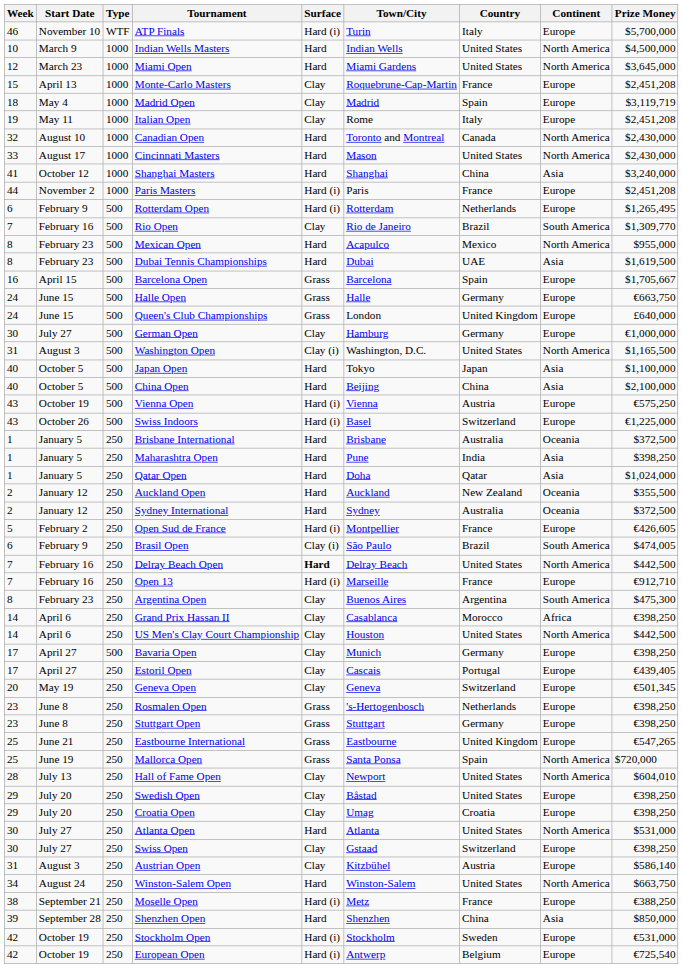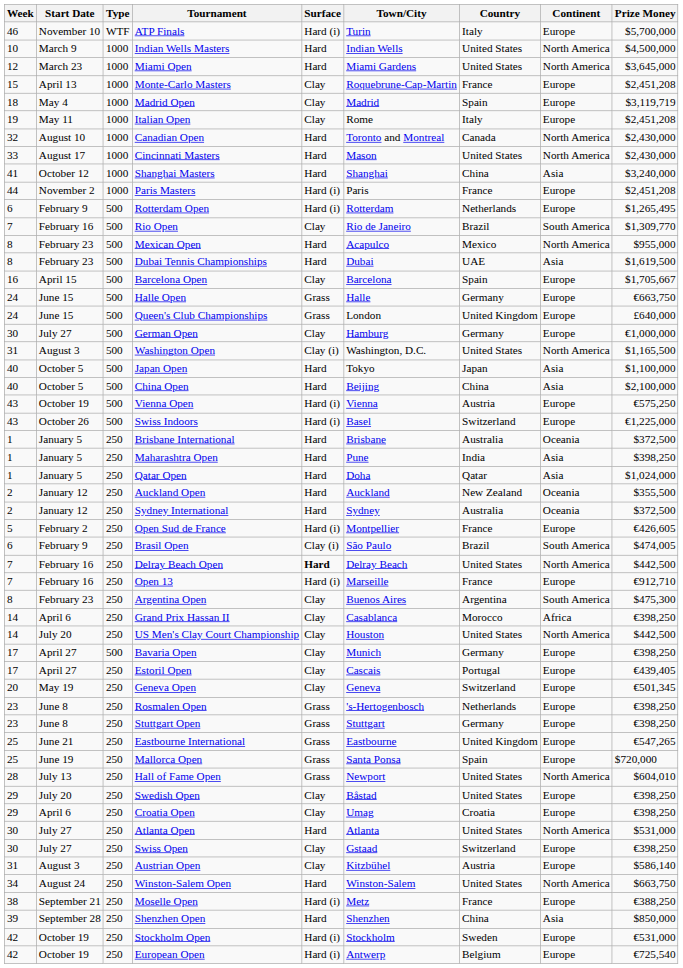(317, 279) Grass -> (315, 279) Clay
(55, 635) April 6 -> (55, 635) July 20
(576, 759) North America -> (559, 759) Europe
(315, 777) Clay -> (317, 777) Grass
(55, 812) July 20 -> (55, 812) April 6
